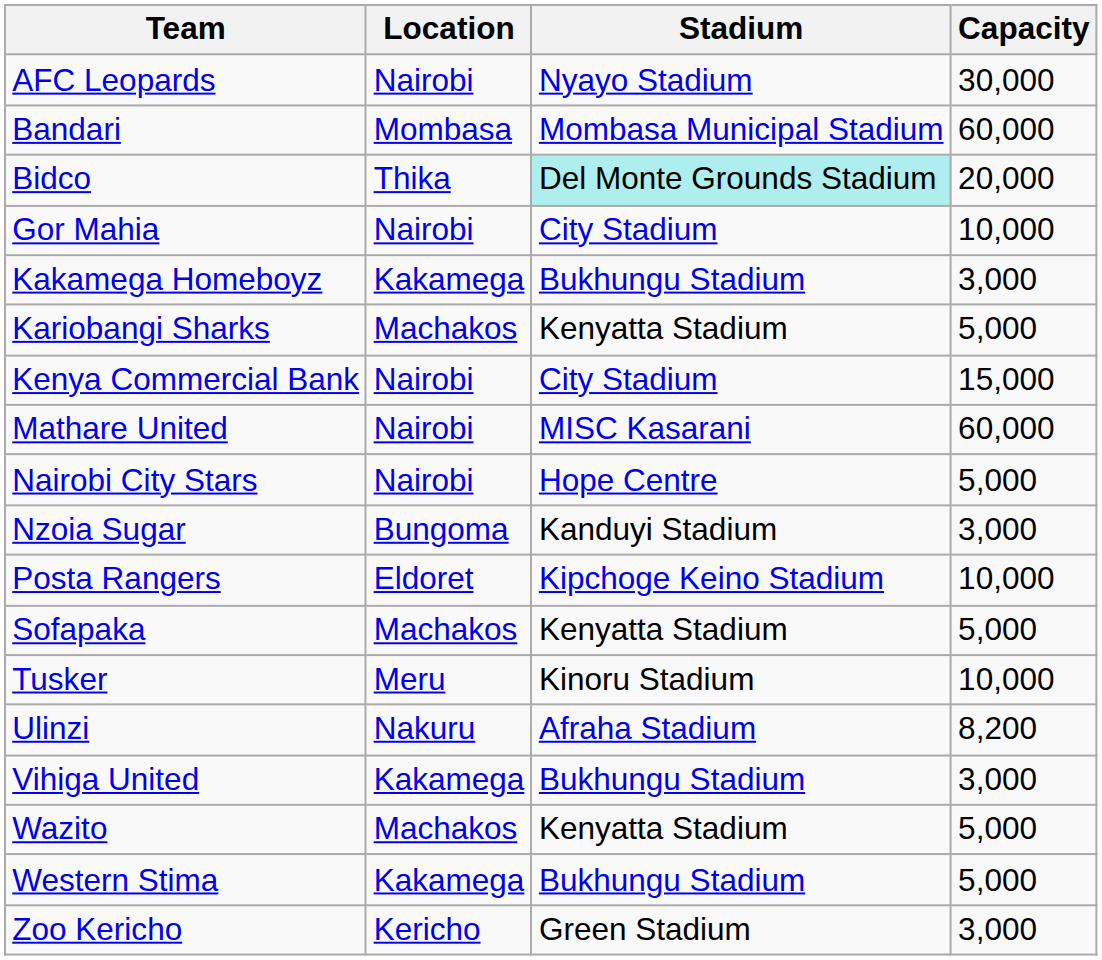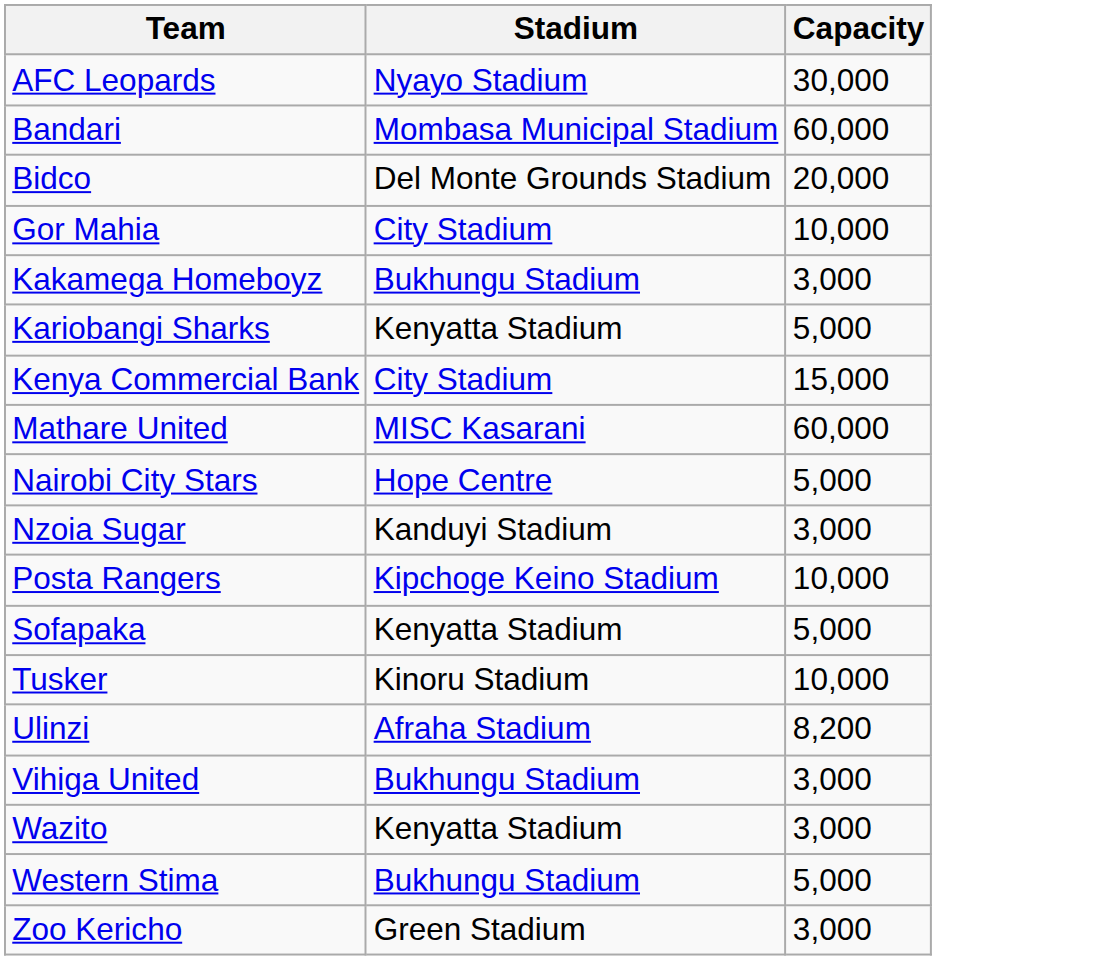- column: (449, 29)
(738, 179) paleturquoise background -> (572, 179) no background
(998, 829) 5,000 -> (832, 829) 3,000
